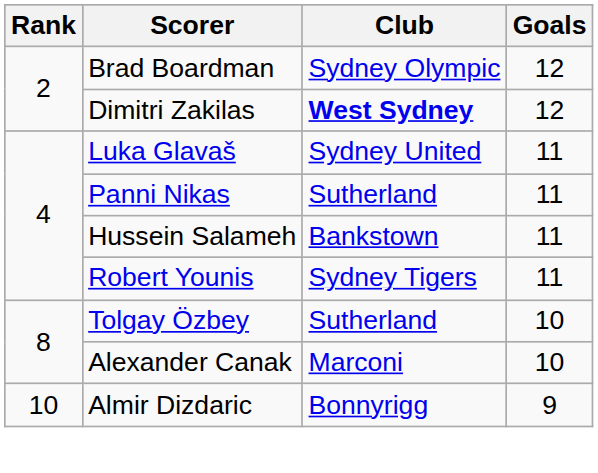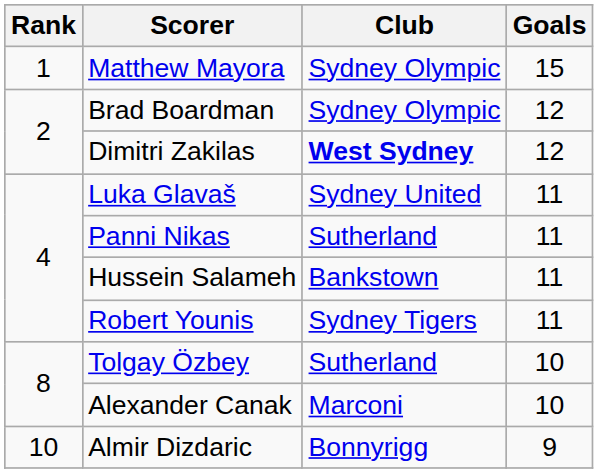+ row: (186, 67)
